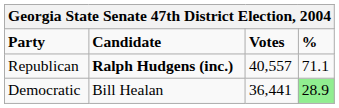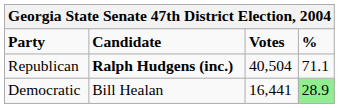(270, 66) 40,557 -> (270, 66) 40,504
(270, 90) 36,441 -> (270, 90) 16,441
